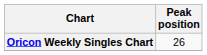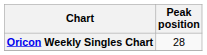(179, 42) 26 -> (179, 42) 28
